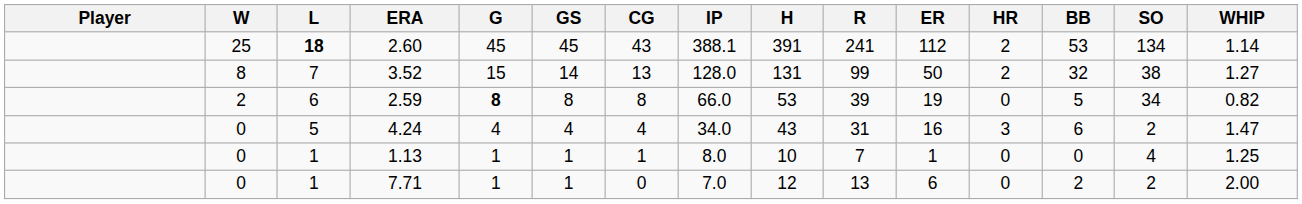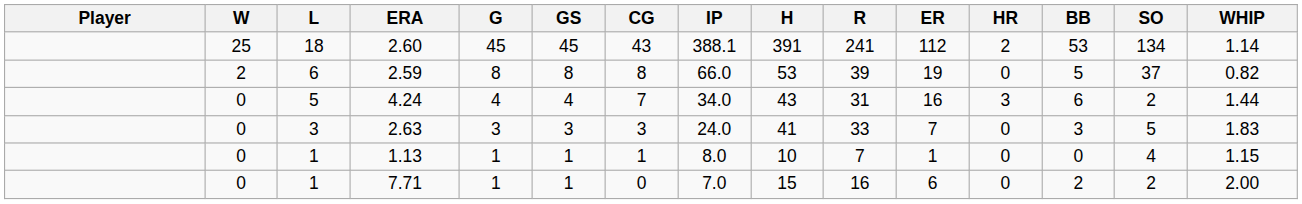(314, 45) bold -> (314, 45) normal
- row: (405, 73)
(496, 101) bold -> (496, 73) normal
(1151, 101) 34 -> (1151, 73) 37
(641, 128) 4 -> (641, 101) 7
(1242, 128) 1.47 -> (1242, 101) 1.44
+ row: (405, 128)
(1242, 156) 1.25 -> (1242, 156) 1.15
(787, 184) 12 -> (787, 184) 15
(860, 184) 13 -> (860, 184) 16
